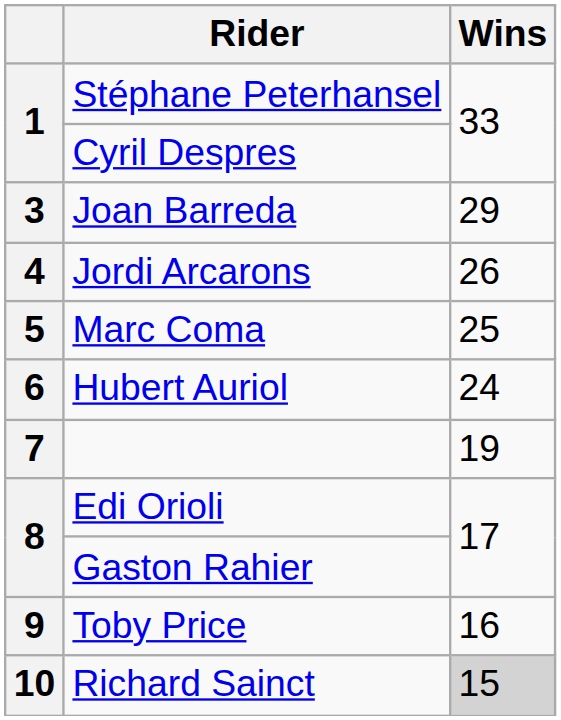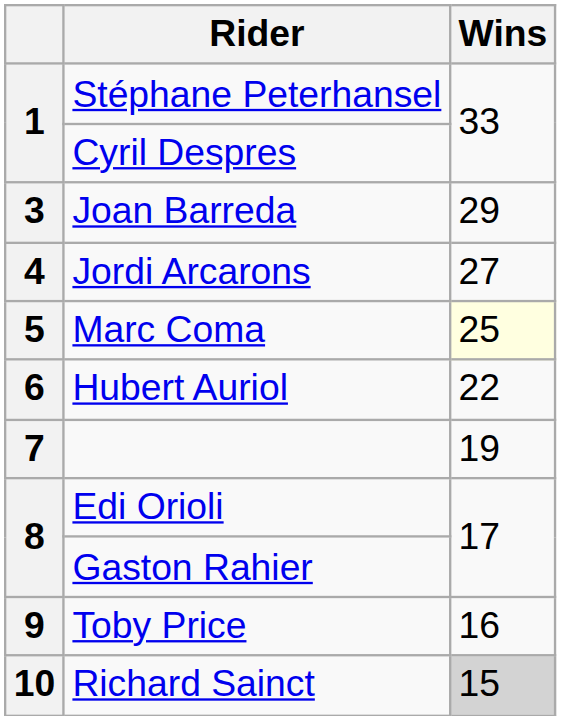(479, 270) 26 -> (479, 270) 27
(479, 329) no background -> (479, 329) lightyellow background
(479, 388) 24 -> (479, 388) 22
